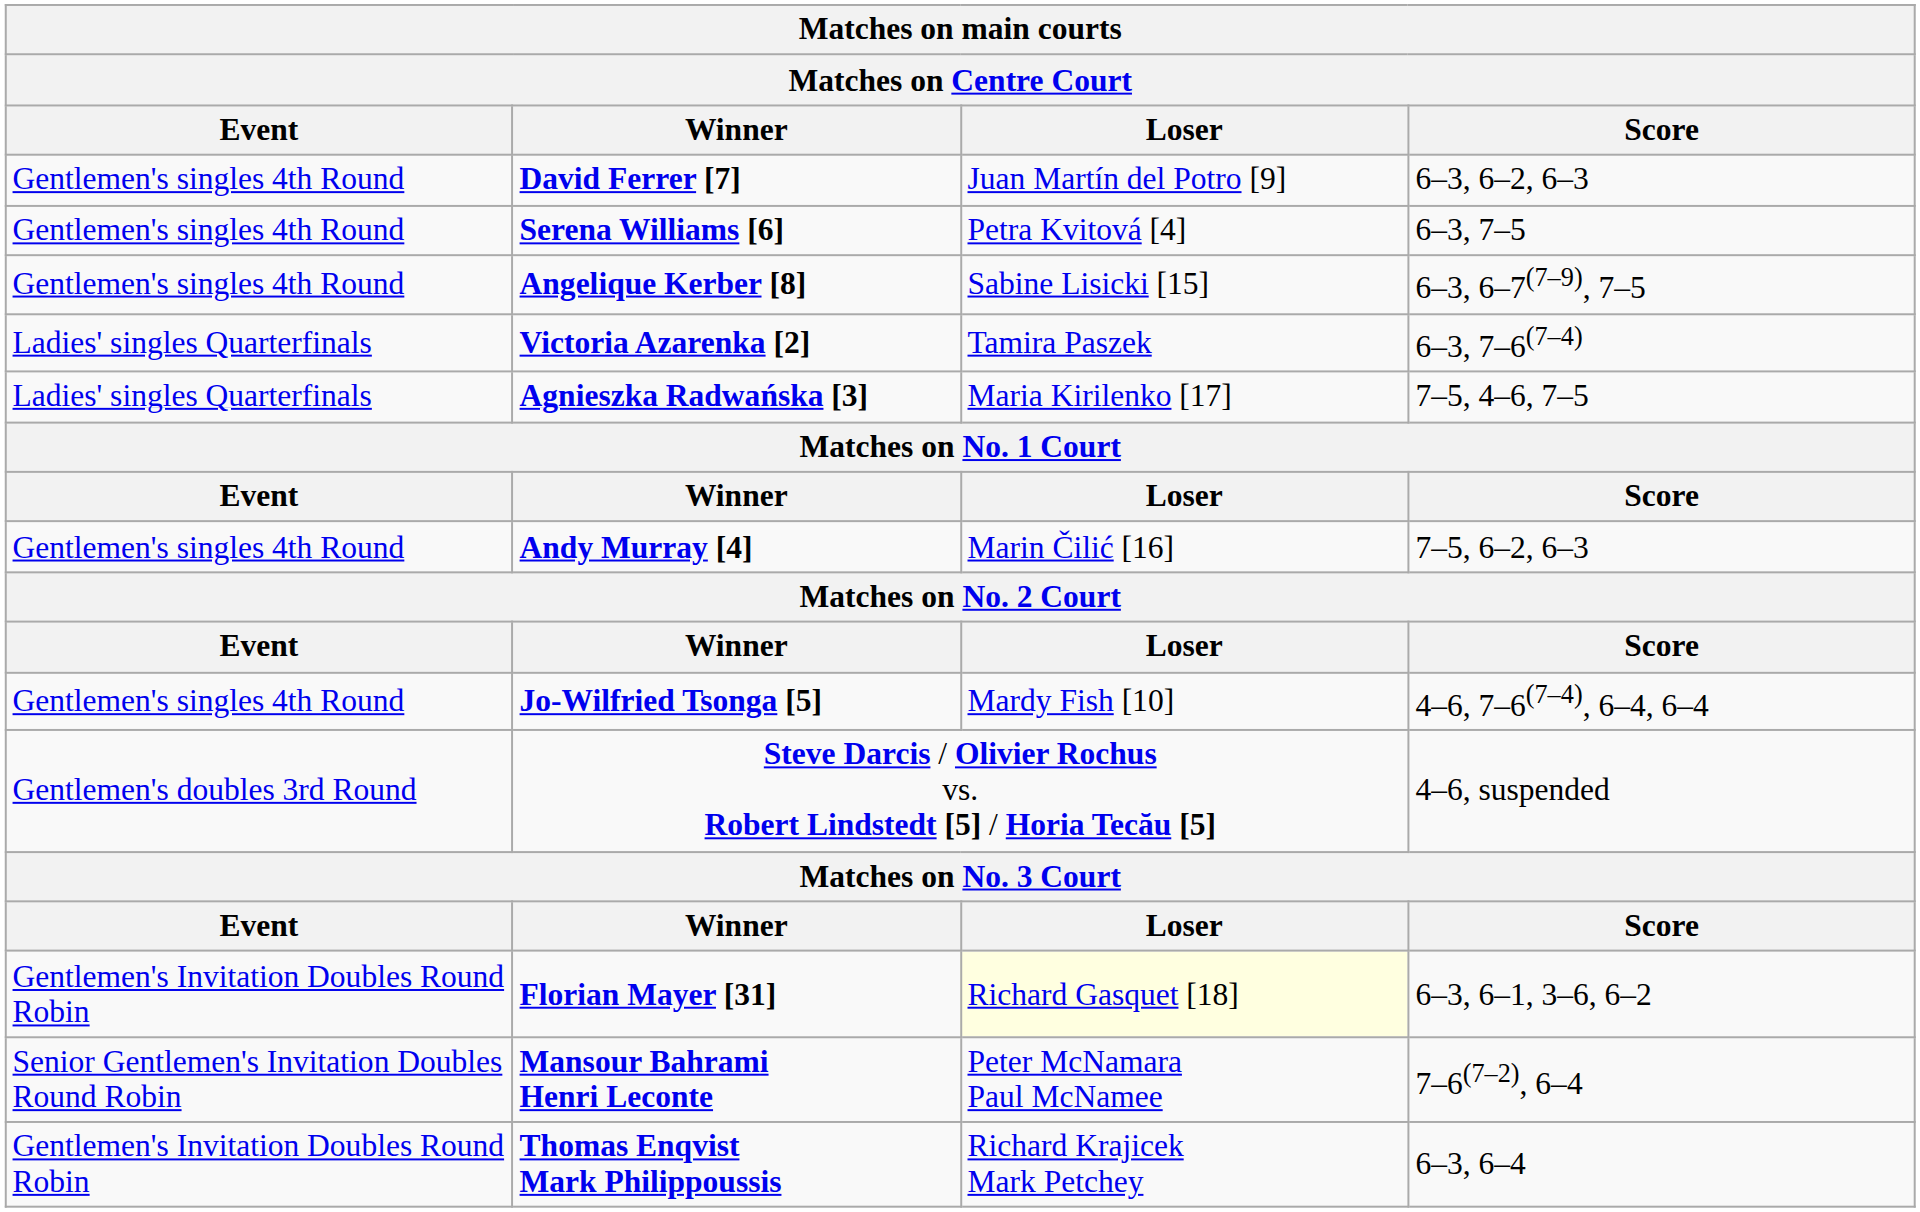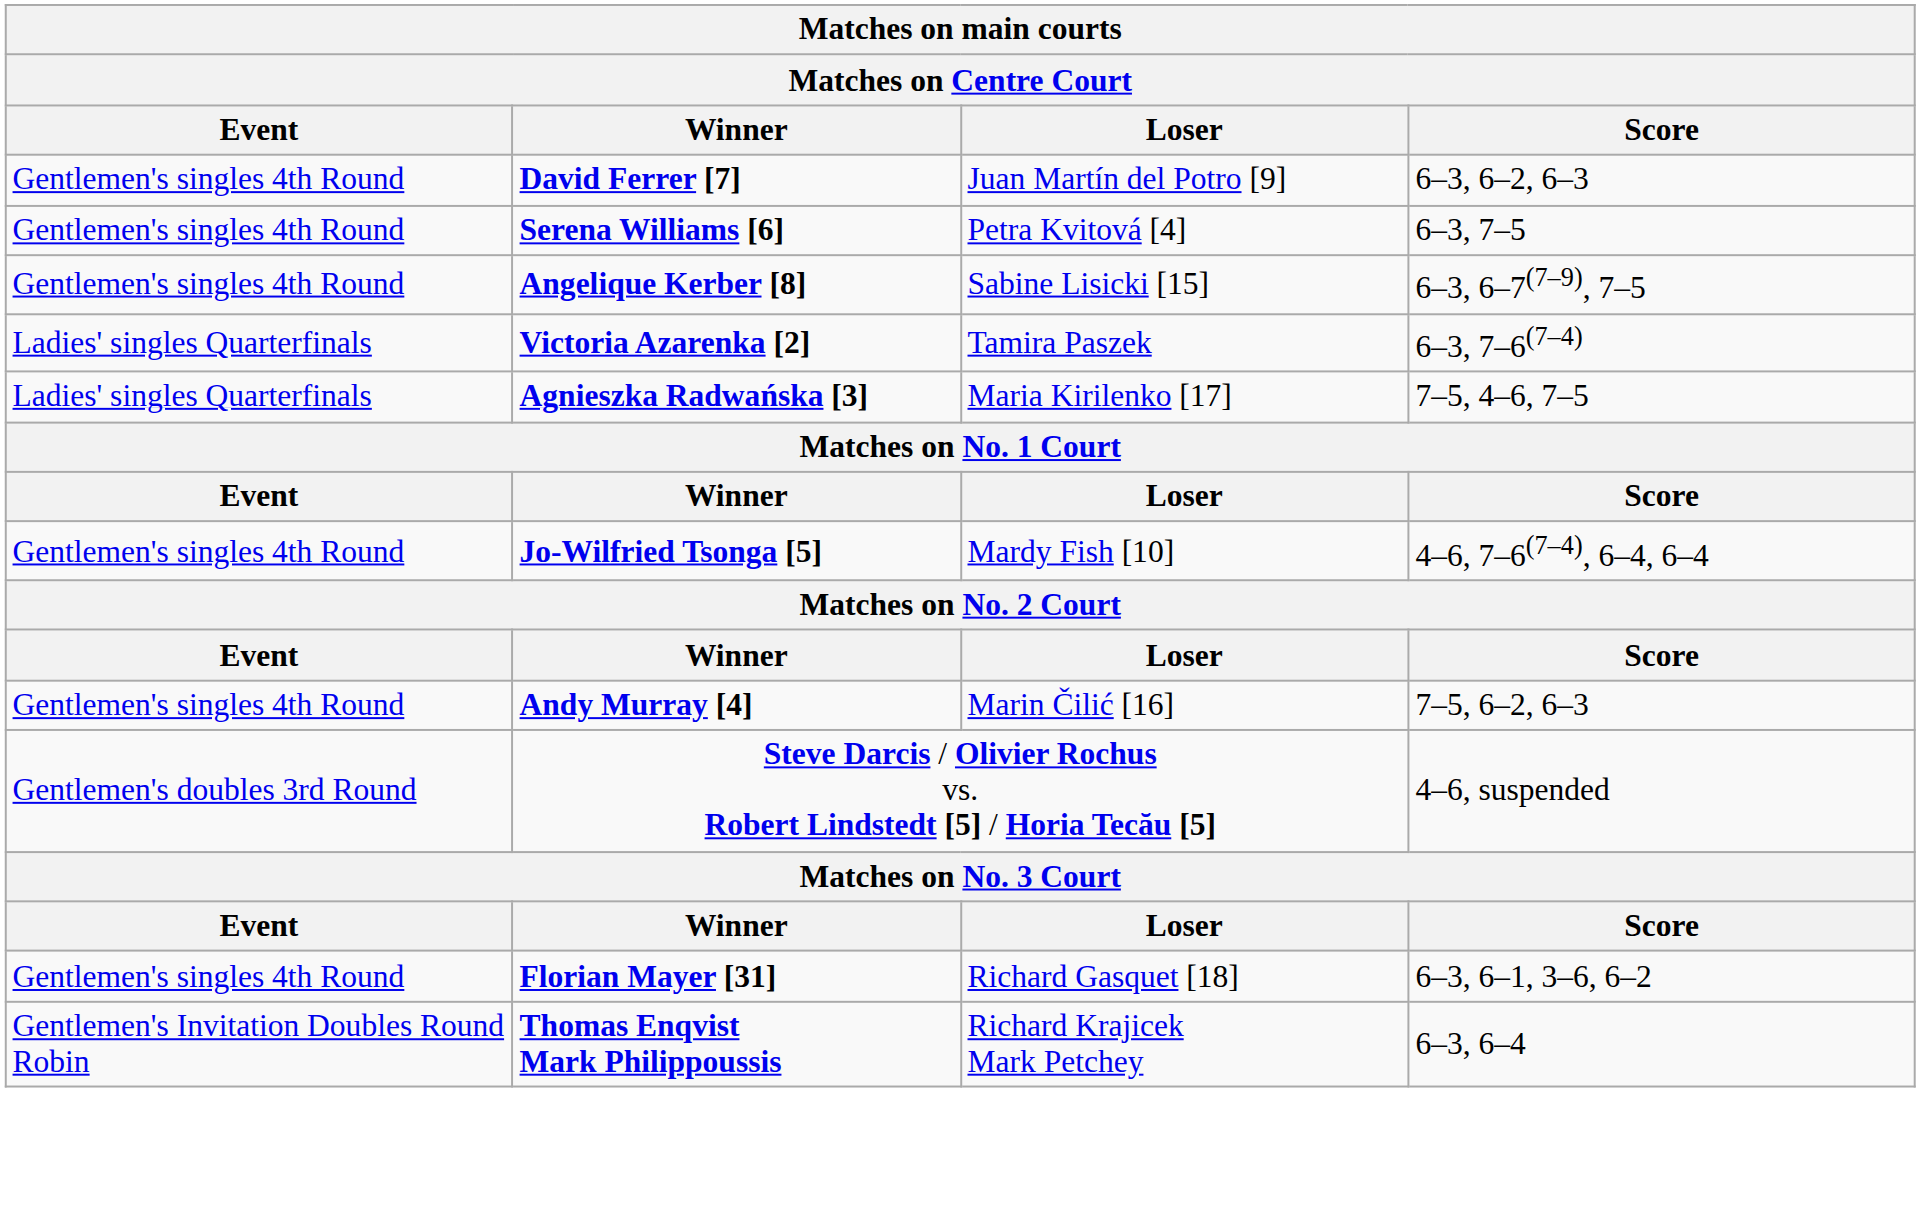rows swapped: (636, 546) <-> (671, 700)
(258, 993) Gentlemen's Invitation Doubles Round Robin -> (208, 975) Gentlemen's singles 4th Round
(1103, 993) lightyellow background -> (1103, 975) no background
- row: (644, 1078)
